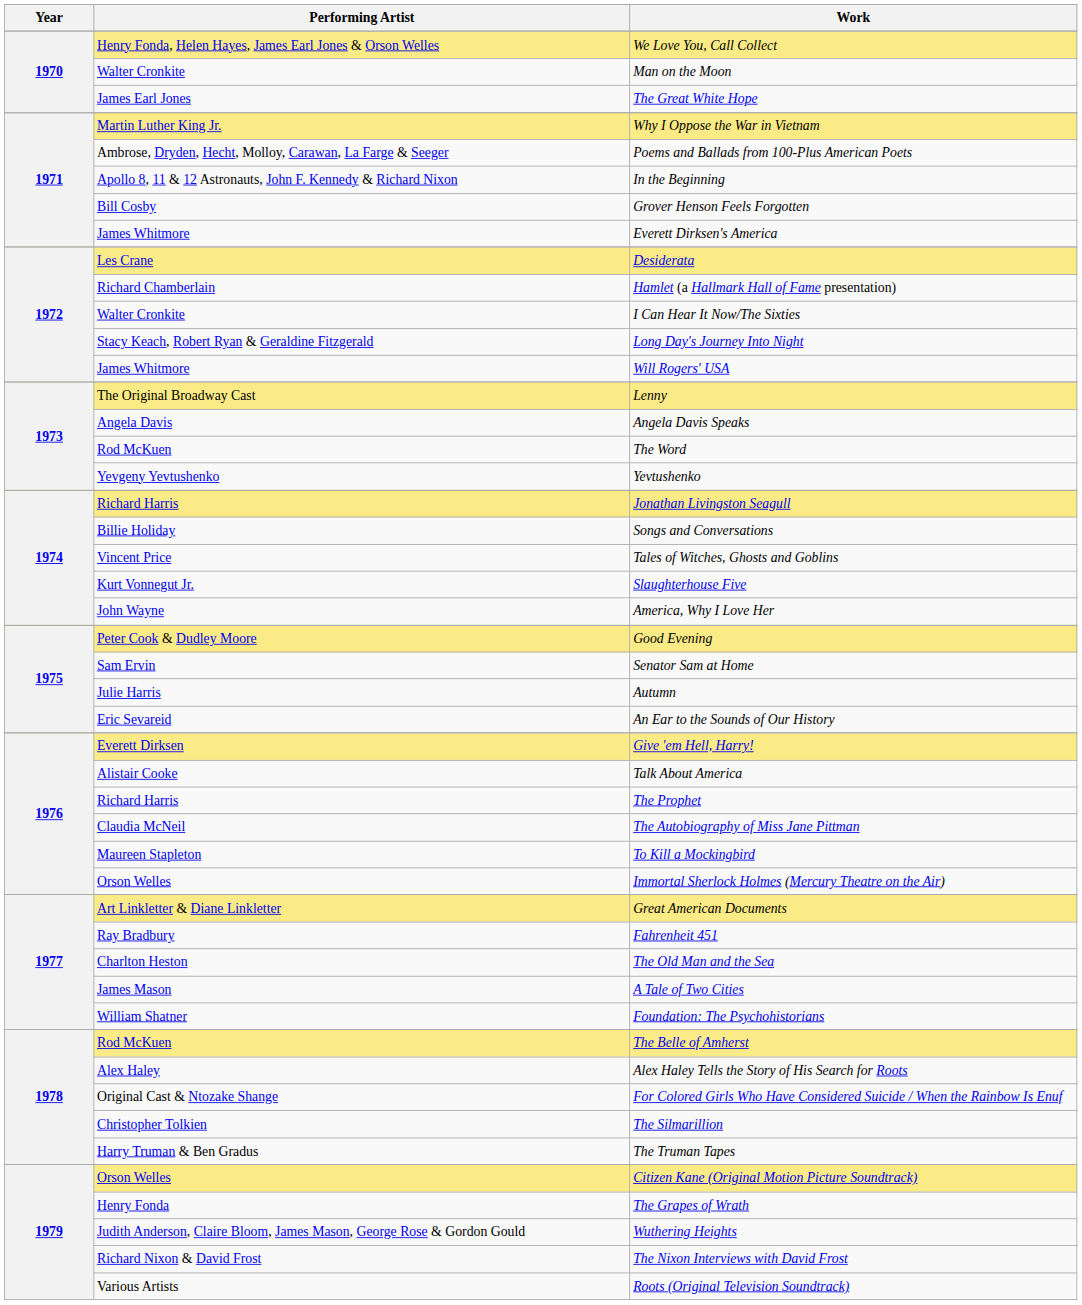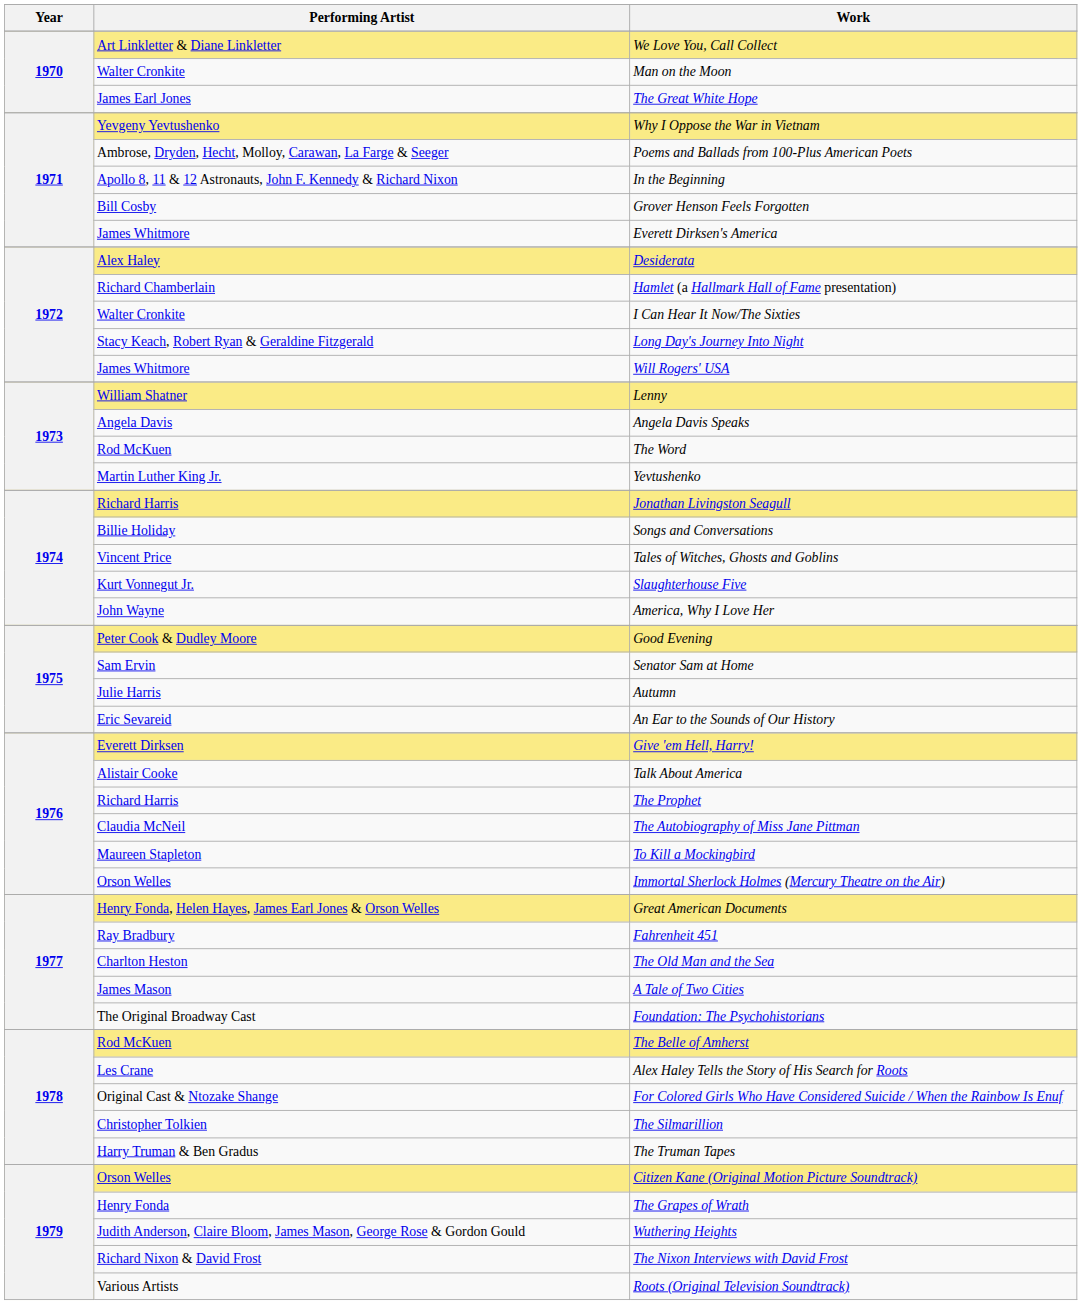(268, 44) Henry Fonda, Helen Hayes, James Earl Jones & Orson Welles -> (189, 44) Art Linkletter & Diane Linkletter
(159, 125) Martin Luther King Jr. -> (158, 125) Yevgeny Yevtushenko
(125, 260) Les Crane -> (128, 260) Alex Haley
(176, 395) The Original Broadway Cast -> (142, 395) William Shatner
(158, 476) Yevgeny Yevtushenko -> (159, 476) Martin Luther King Jr.
(189, 908) Art Linkletter & Diane Linkletter -> (268, 908) Henry Fonda, Helen Hayes, James Earl Jones & Orson Welles
(142, 1016) William Shatner -> (176, 1016) The Original Broadway Cast
(128, 1070) Alex Haley -> (125, 1070) Les Crane
